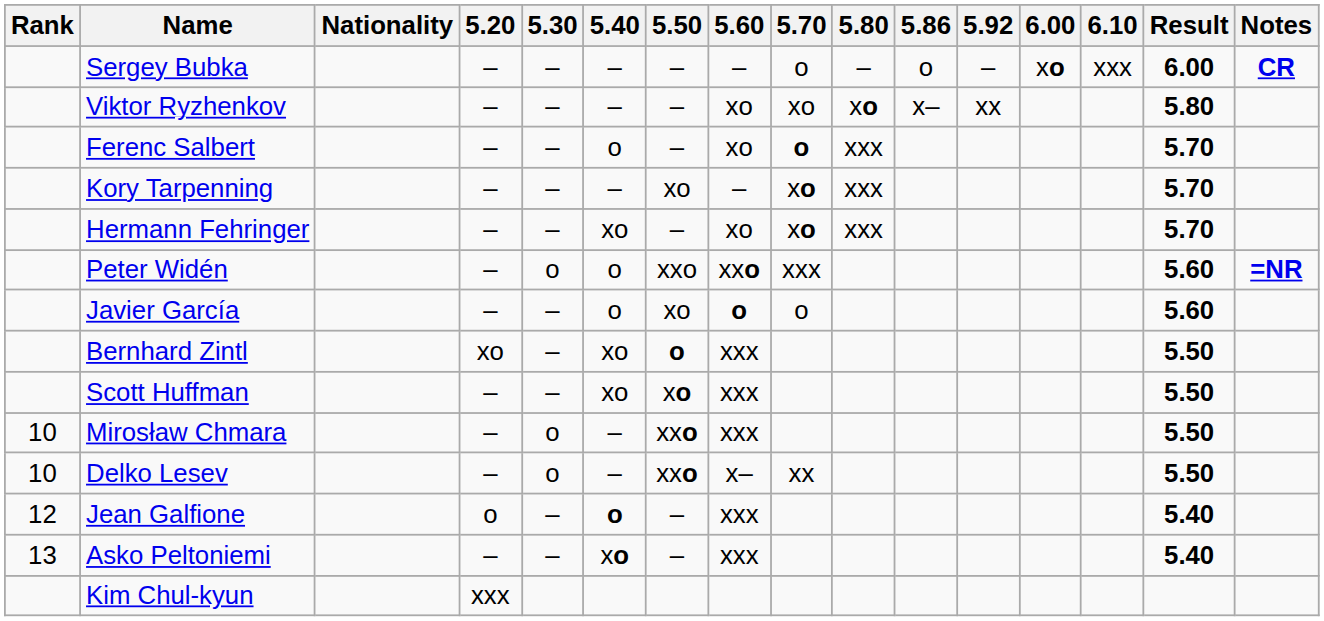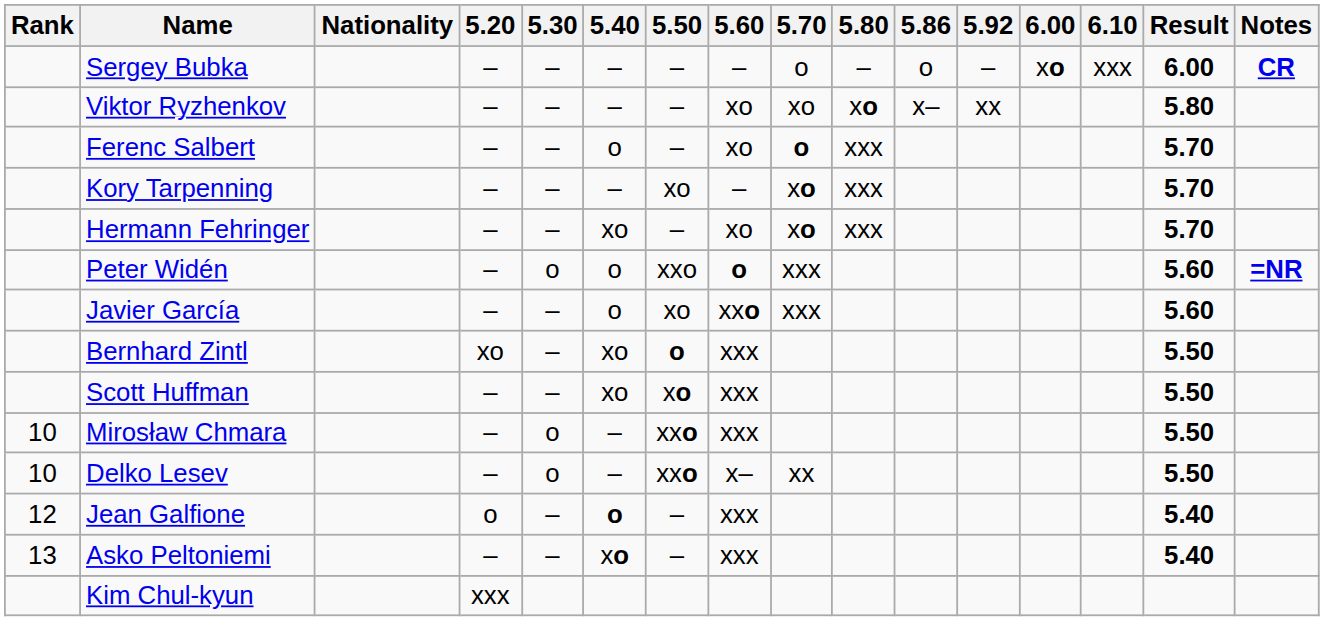(739, 270) xxo -> (739, 270) o
(739, 311) o -> (739, 311) xxo
(801, 311) o -> (801, 311) xxx
